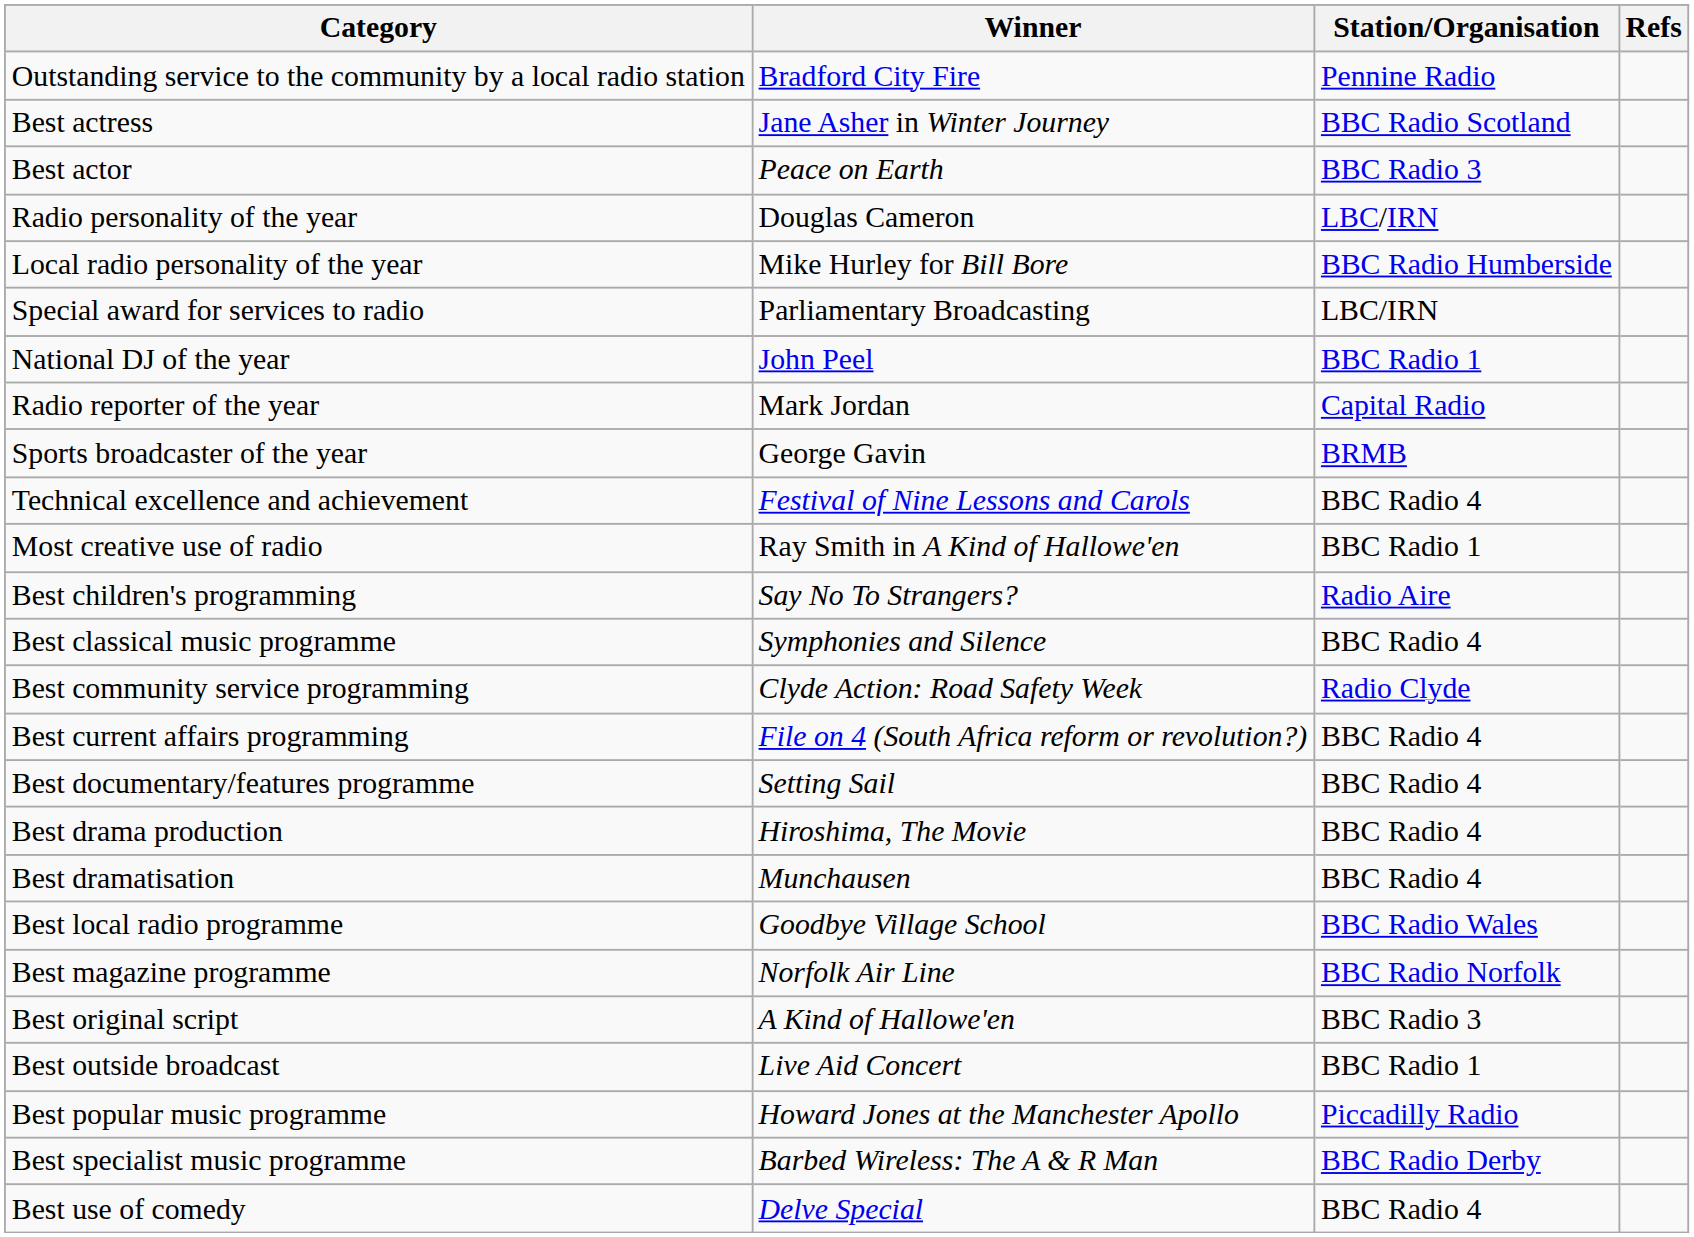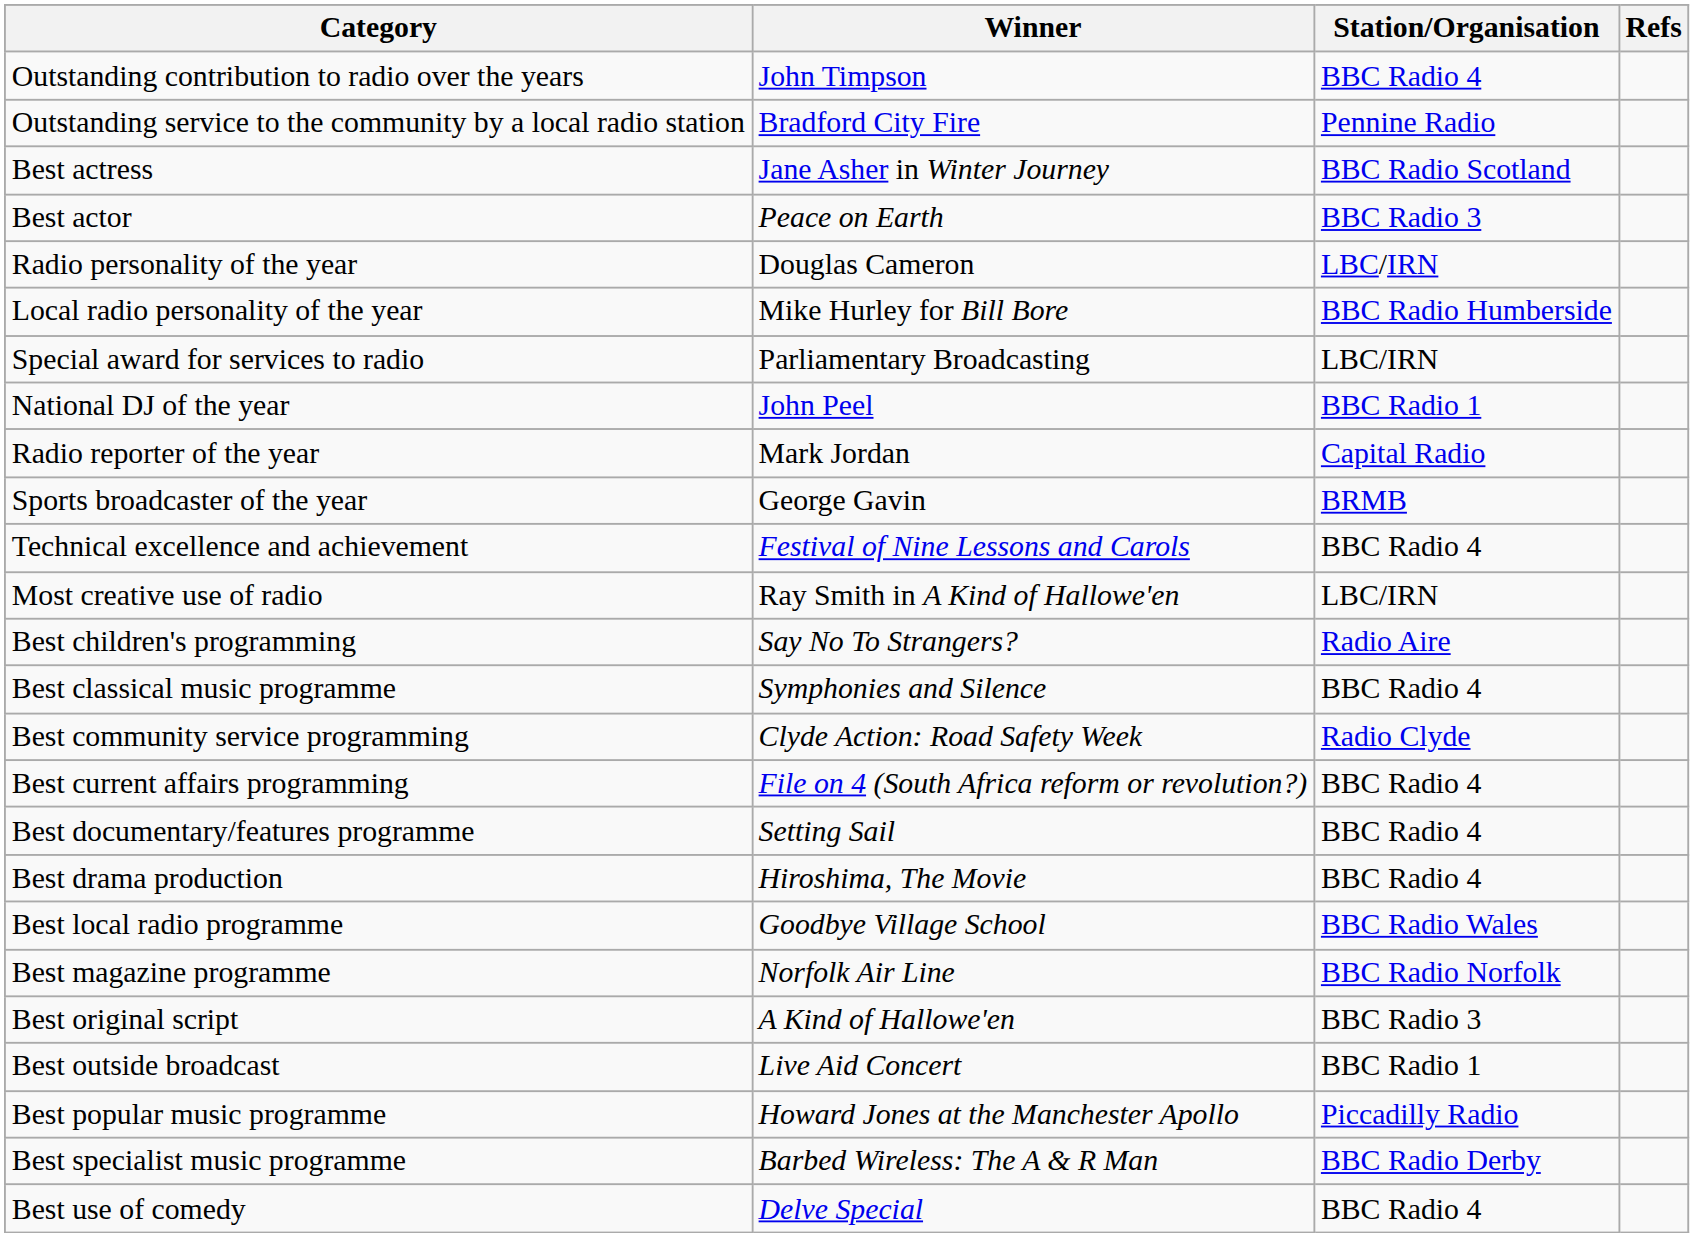+ row: (298, 75)
(1401, 547) BBC Radio 1 -> (1380, 594) LBC/IRN
- row: (123, 877)
